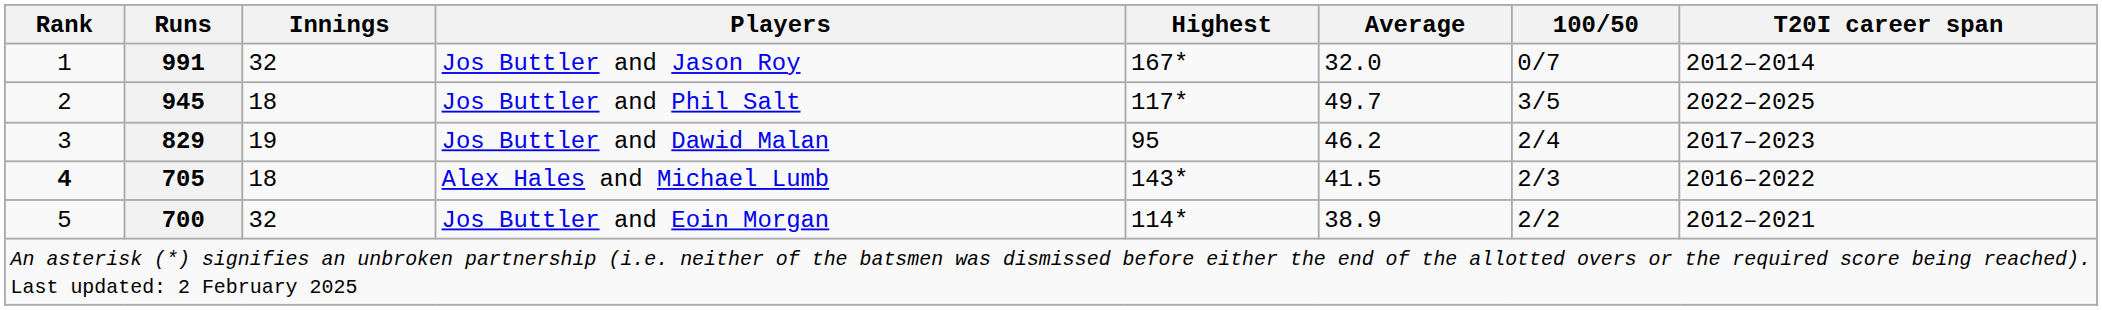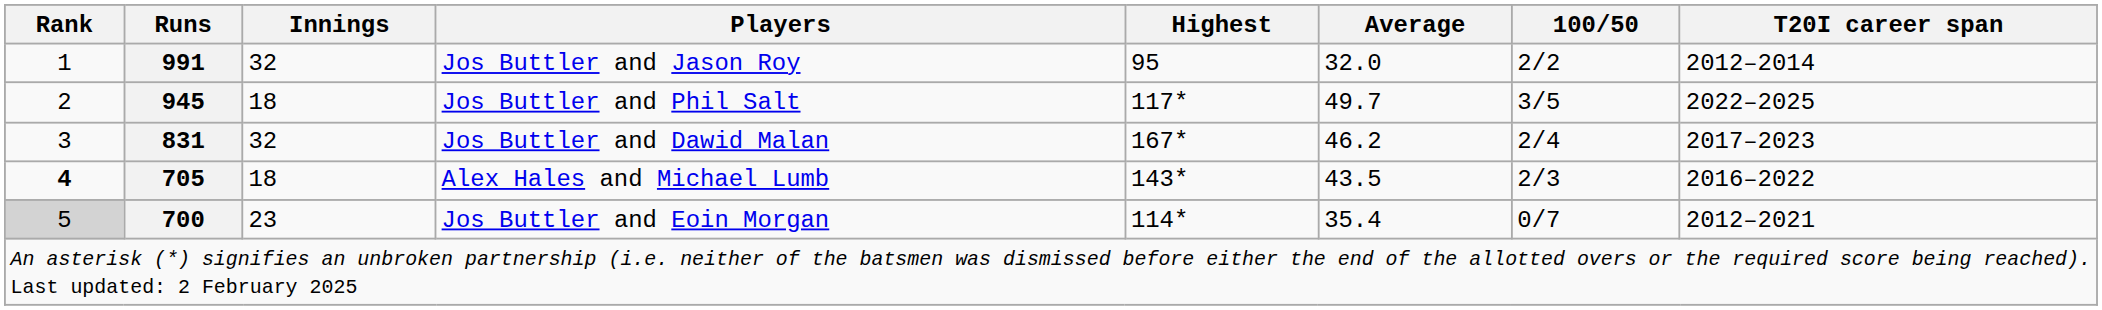(1160, 63) 167* -> (1145, 63) 95
(1539, 63) 0/7 -> (1539, 63) 2/2
(183, 141) 829 -> (183, 141) 831
(263, 141) 19 -> (263, 141) 32
(1145, 141) 95 -> (1160, 141) 167*
(1353, 180) 41.5 -> (1353, 180) 43.5
(64, 219) no background -> (64, 219) lightgrey background
(263, 219) 32 -> (263, 219) 23
(1353, 219) 38.9 -> (1353, 219) 35.4
(1539, 219) 2/2 -> (1539, 219) 0/7
